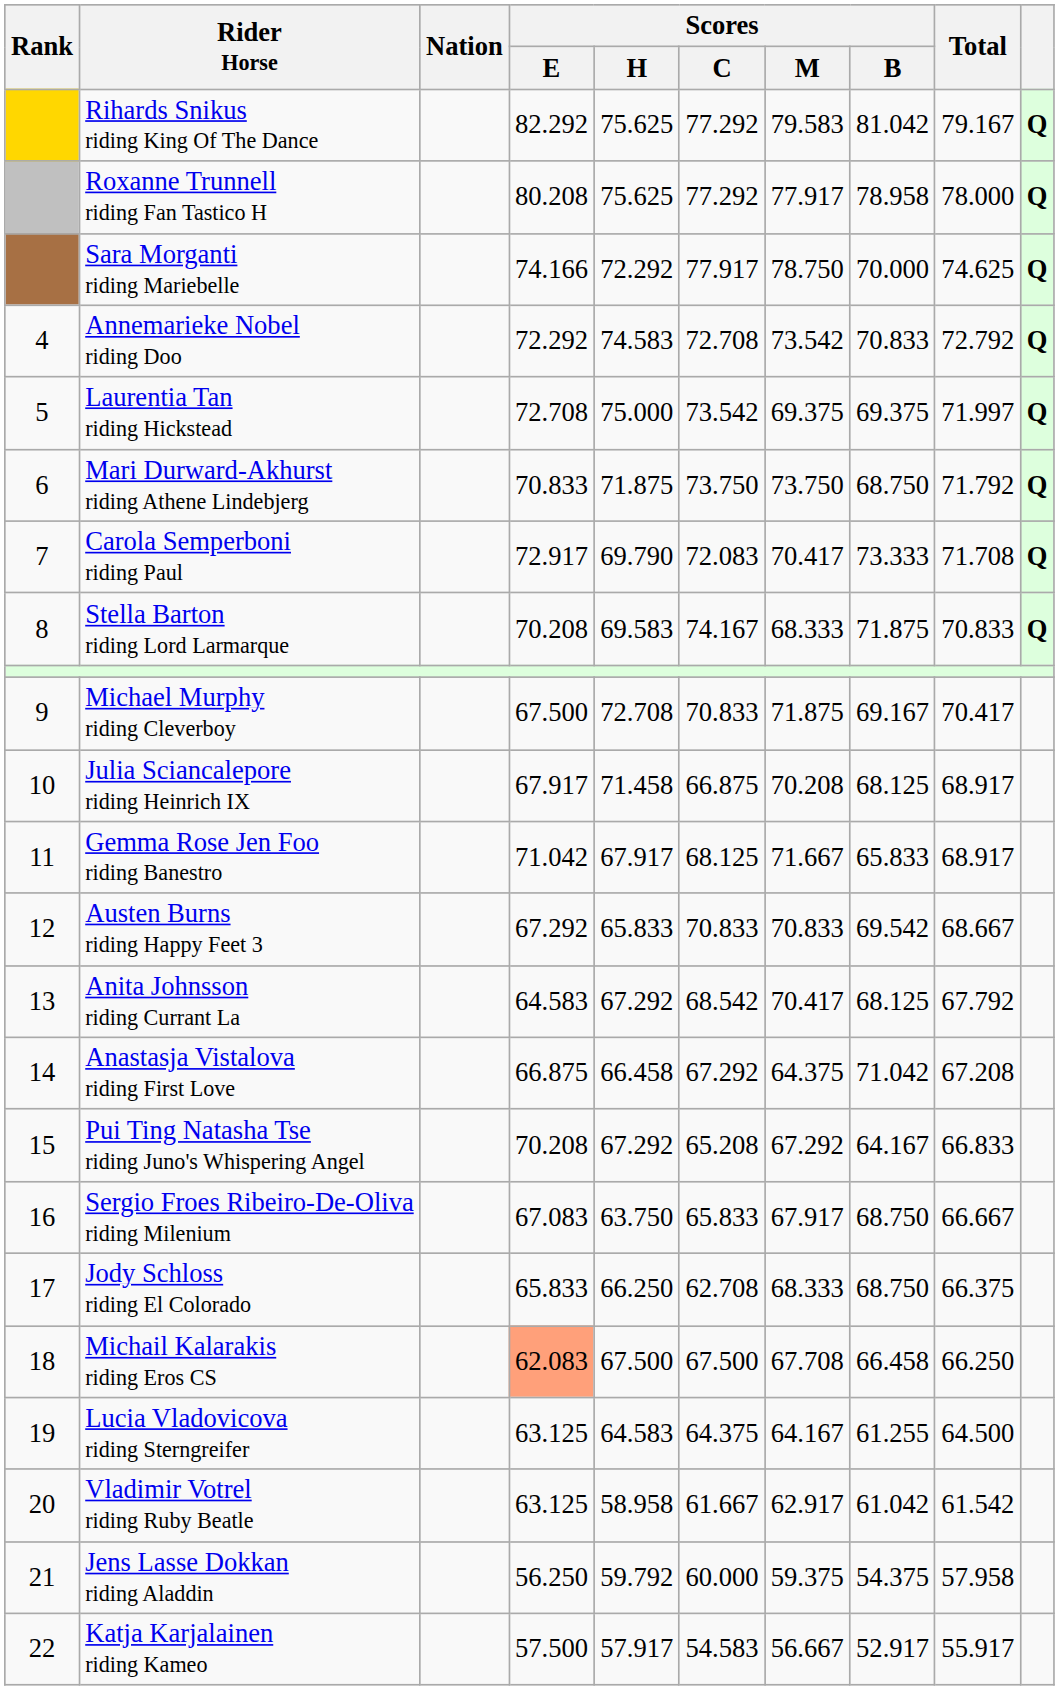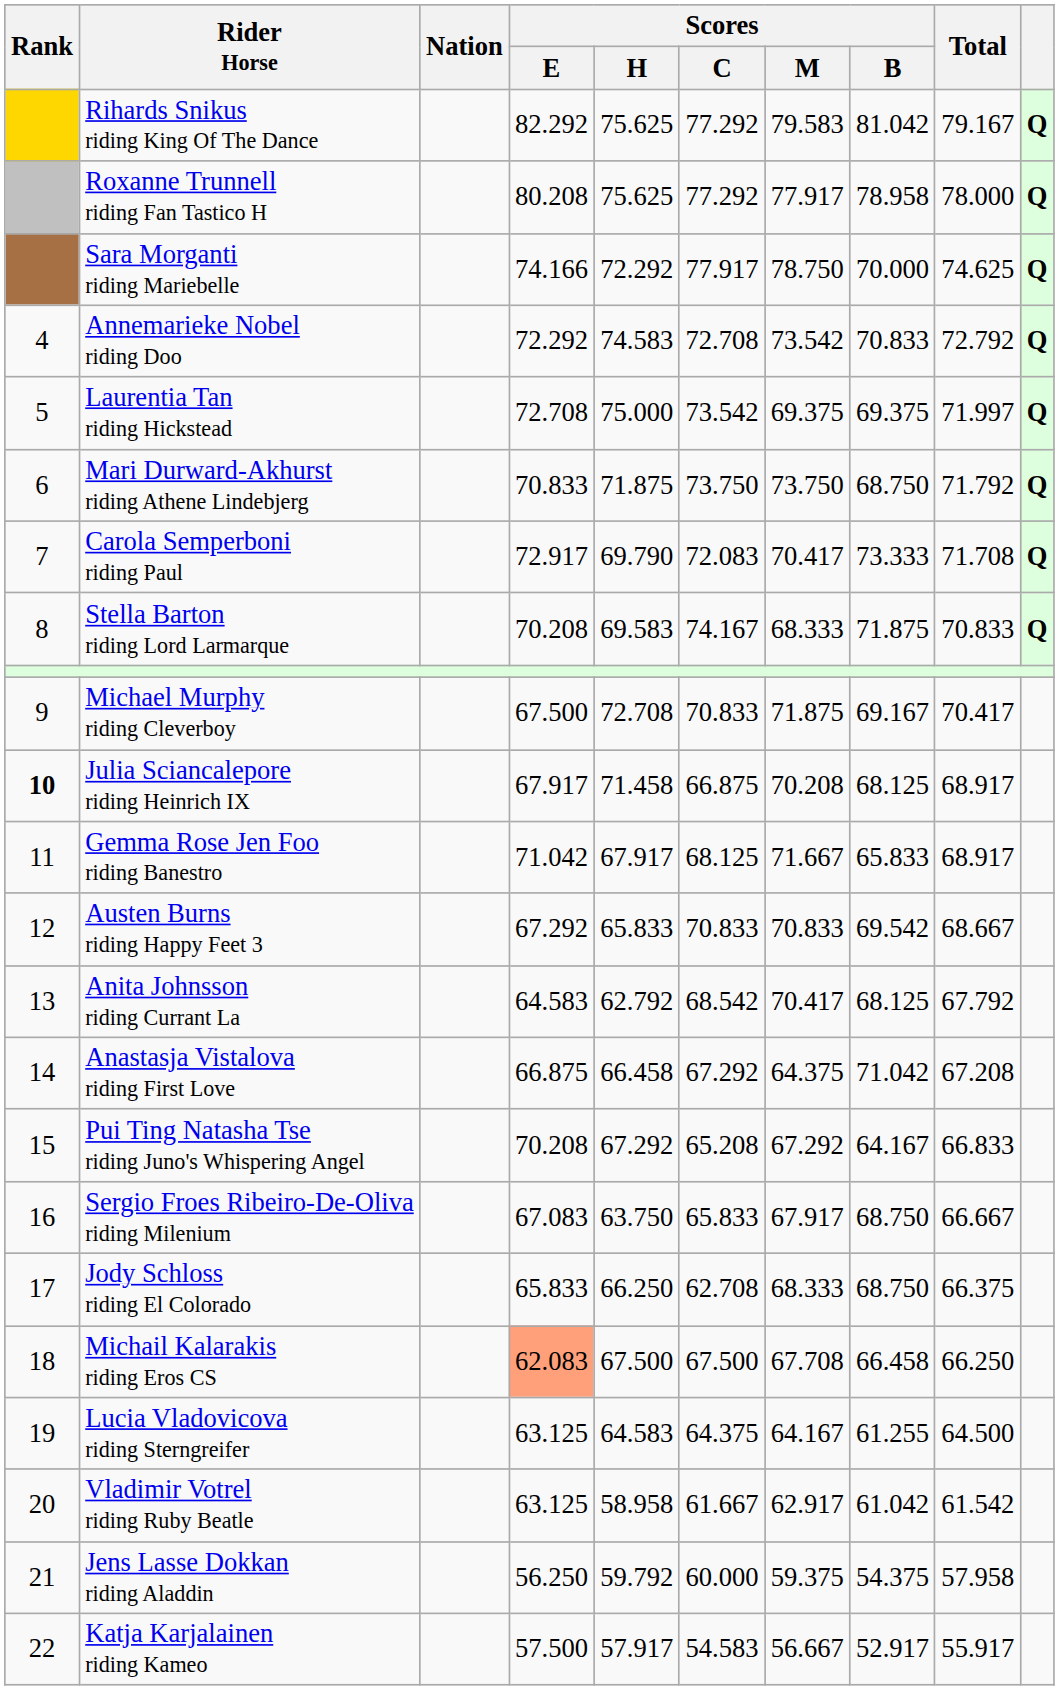(42, 785) normal -> (42, 785) bold
(637, 1001) 67.292 -> (637, 1001) 62.792
